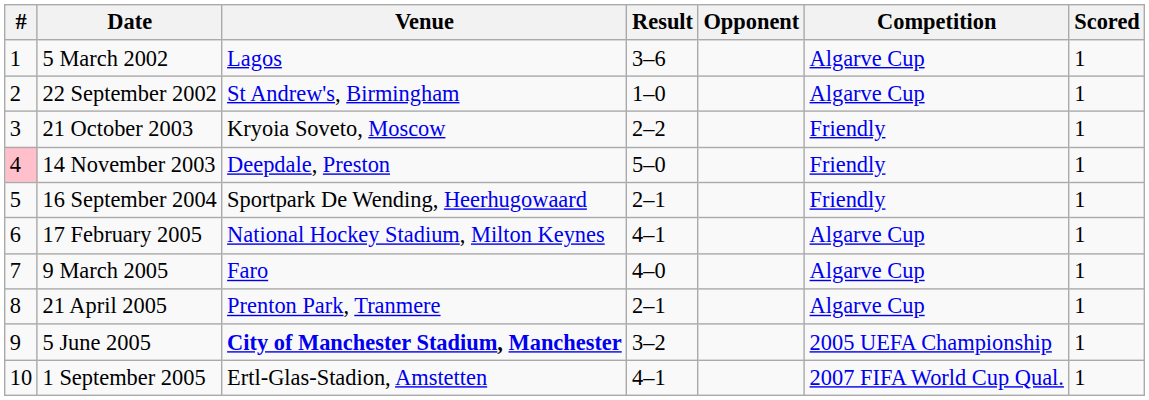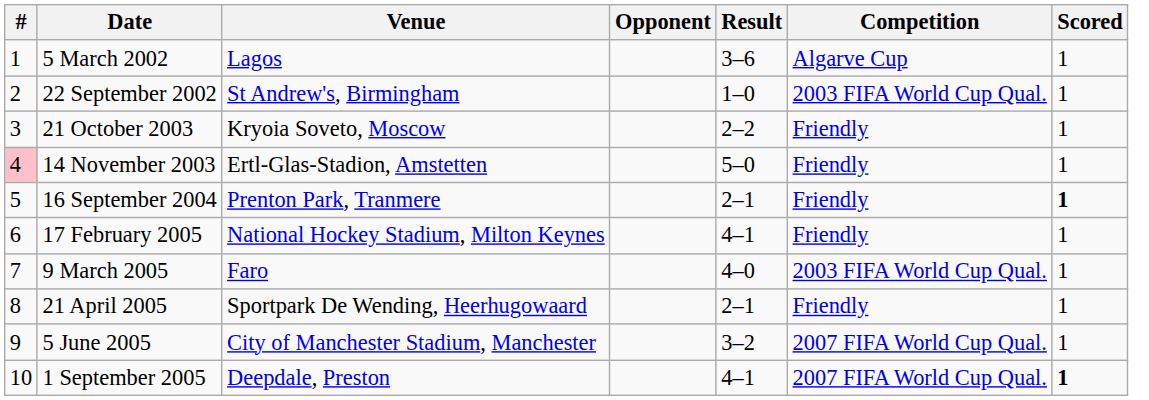columns swapped: (751, 22) <-> (663, 22)
(867, 93) Algarve Cup -> (920, 93) 2003 FIFA World Cup Qual.
(309, 164) Deepdale, Preston -> (357, 164) Ertl-Glas-Stadion, Amstetten
(407, 199) Sportpark De Wending, Heerhugowaard -> (334, 199) Prenton Park, Tranmere
(1080, 199) normal -> (1063, 199) bold
(867, 235) Algarve Cup -> (831, 235) Friendly
(867, 270) Algarve Cup -> (920, 270) 2003 FIFA World Cup Qual.
(334, 306) Prenton Park, Tranmere -> (407, 306) Sportpark De Wending, Heerhugowaard
(867, 306) Algarve Cup -> (831, 306) Friendly
(424, 341) bold -> (412, 341) normal
(931, 341) 2005 UEFA Championship -> (920, 341) 2007 FIFA World Cup Qual.
(357, 377) Ertl-Glas-Stadion, Amstetten -> (309, 377) Deepdale, Preston
(1080, 377) normal -> (1063, 377) bold
